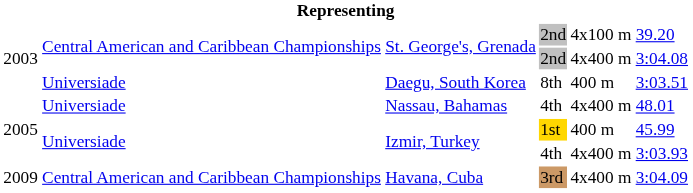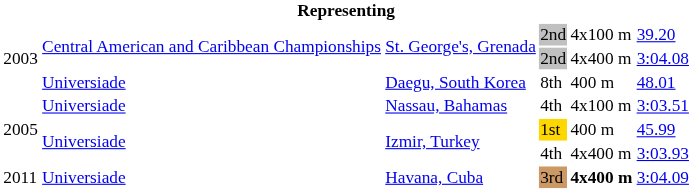(662, 82) 3:03.51 -> (656, 82) 48.01
(601, 105) 4x400 m -> (601, 105) 4x100 m
(655, 105) 48.01 -> (663, 105) 3:03.51
(21, 177) 2009 -> (20, 177) 2011
(212, 177) Central American and Caribbean Championships -> (84, 177) Universiade
(601, 177) normal -> (601, 177) bold
